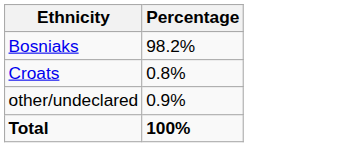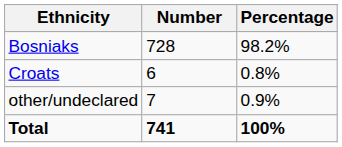+ column: (189, 18)
